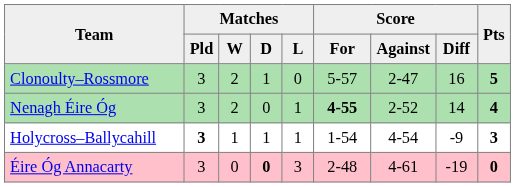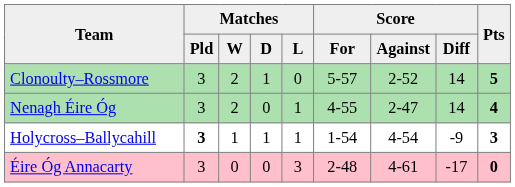(403, 78) 2-47 -> (403, 78) 2-52
(456, 78) 16 -> (456, 78) 14
(342, 108) bold -> (342, 108) normal
(403, 108) 2-52 -> (403, 108) 2-47
(266, 167) bold -> (266, 167) normal
(456, 167) -19 -> (456, 167) -17
